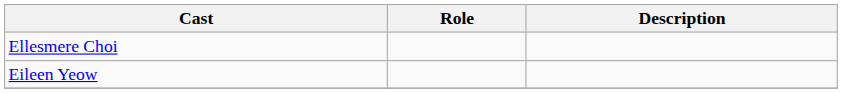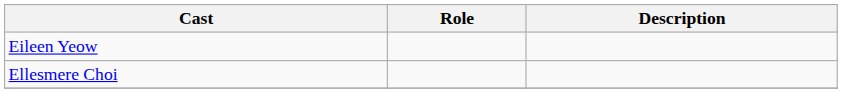rows swapped: (63, 46) <-> (53, 74)
